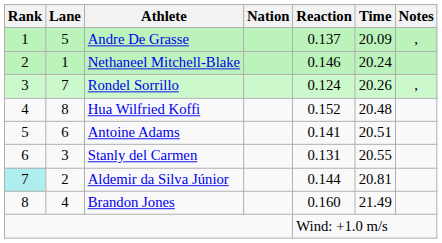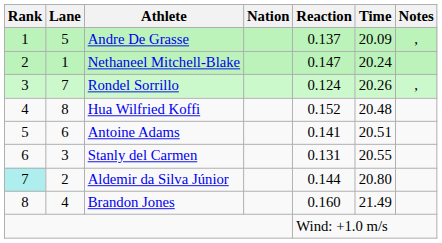(324, 62) 0.146 -> (324, 62) 0.147
(375, 179) 20.81 -> (375, 179) 20.80
